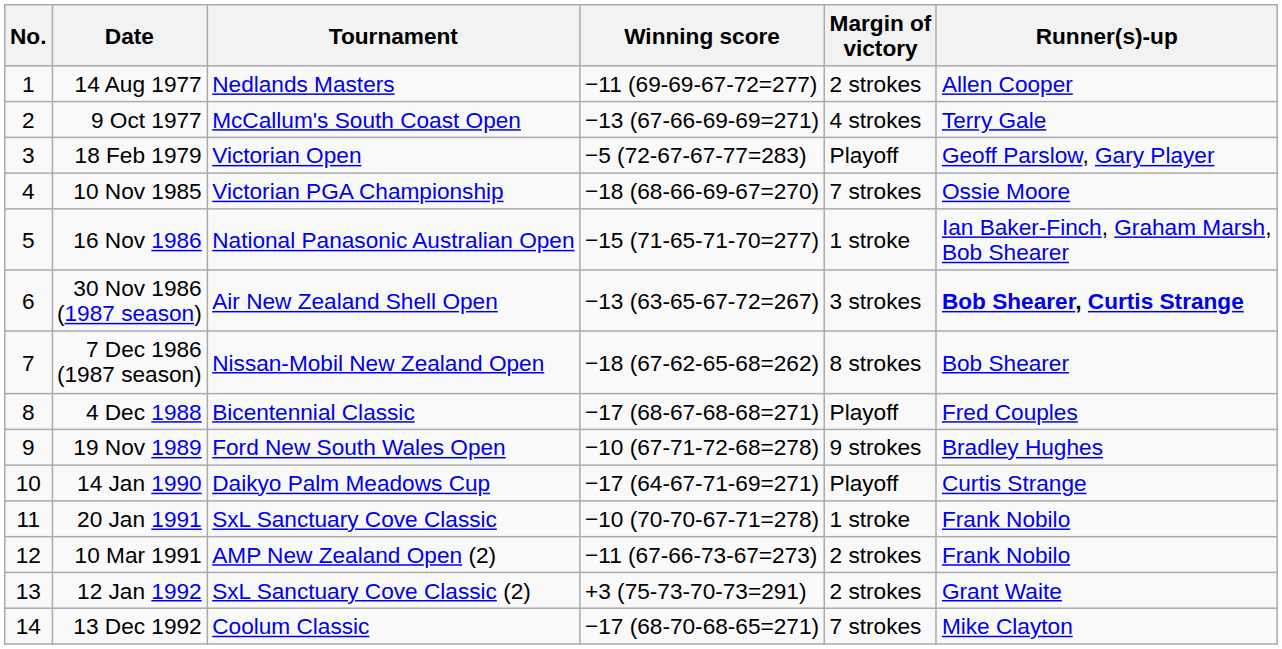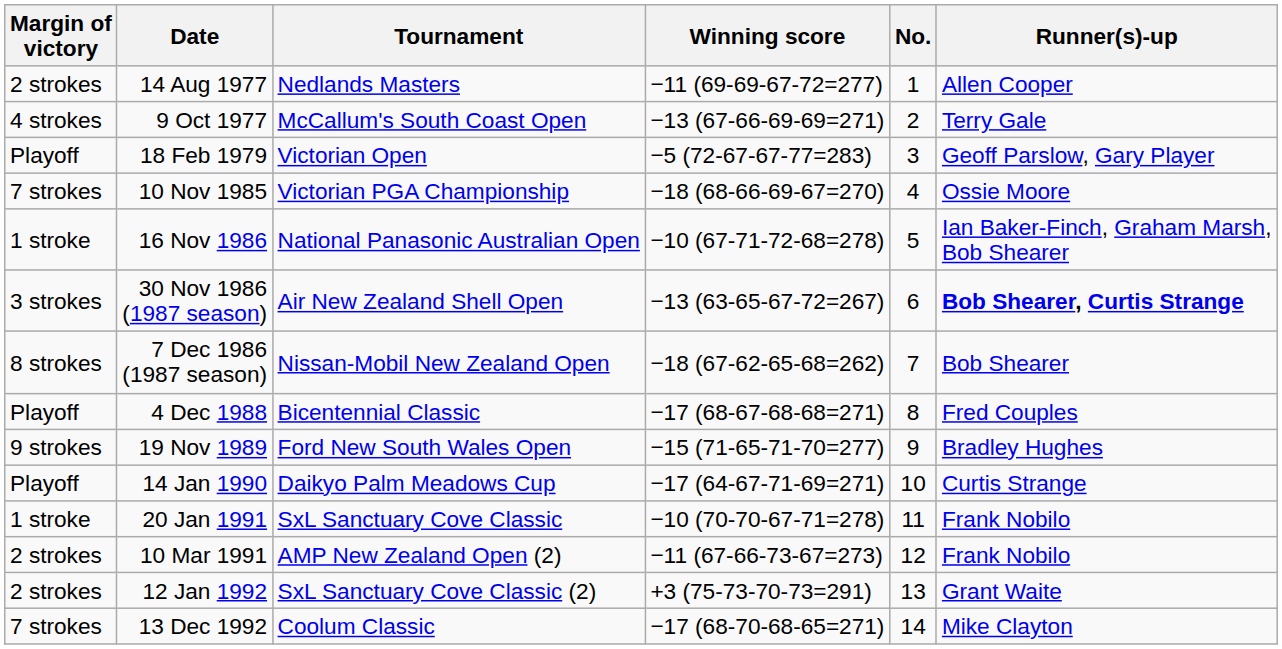columns swapped: (28, 36) <-> (880, 36)
(702, 240) −15 (71-65-71-70=277) -> (767, 240) −10 (67-71-72-68=278)
(702, 447) −10 (67-71-72-68=278) -> (767, 447) −15 (71-65-71-70=277)
